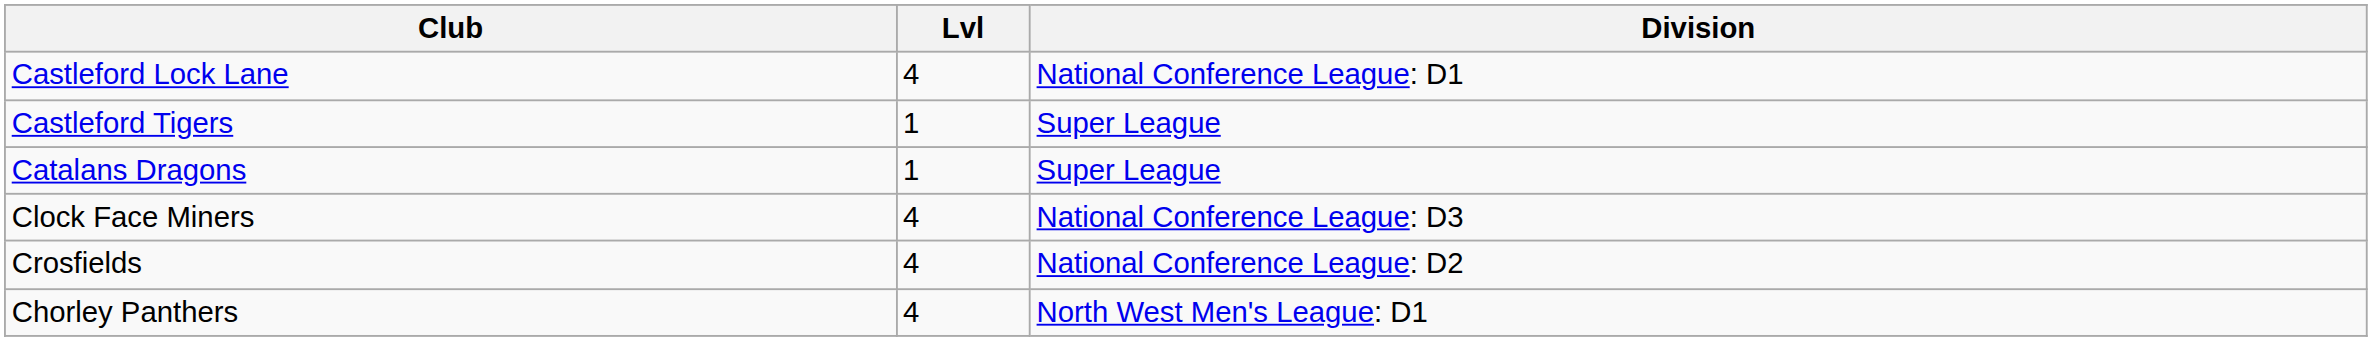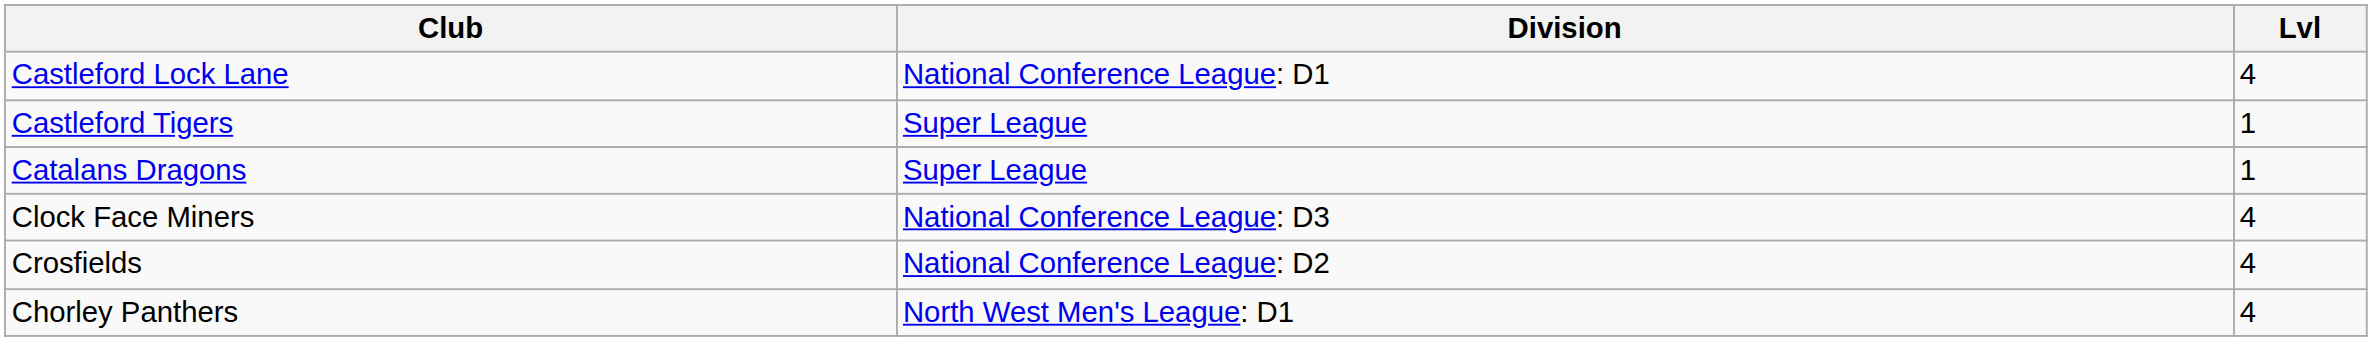columns swapped: (1698, 27) <-> (963, 27)
